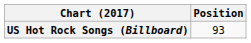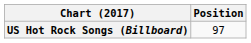(218, 30) 93 -> (218, 30) 97
